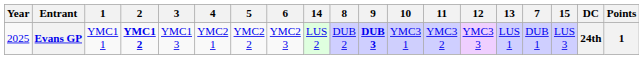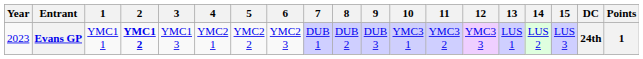columns swapped: (537, 13) <-> (317, 13)
(18, 38) 2025 -> (18, 38) 2023
(373, 38) bold -> (375, 38) normal
